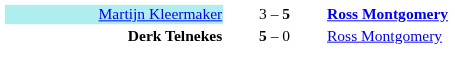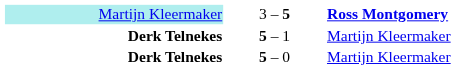+ row: (275, 35)
(385, 35) Ross Montgomery -> (389, 57) Martijn Kleermaker
